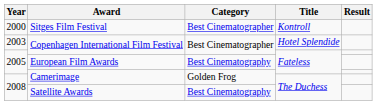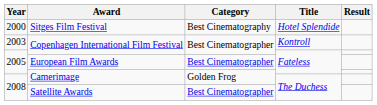(230, 27) Best Cinematographer -> (229, 27) Best Cinematography
(294, 27) Kontroll -> (309, 27) Hotel Splendide
(309, 42) Hotel Splendide -> (294, 42) Kontroll
(229, 62) Best Cinematography -> (230, 62) Best Cinematographer
(229, 92) Best Cinematography -> (230, 92) Best Cinematographer
